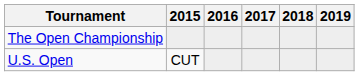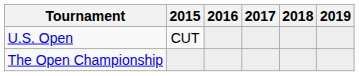rows swapped: (40, 60) <-> (85, 38)
